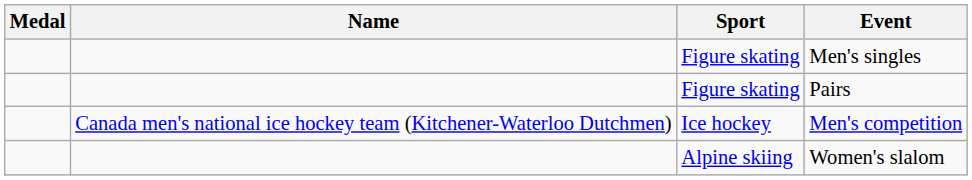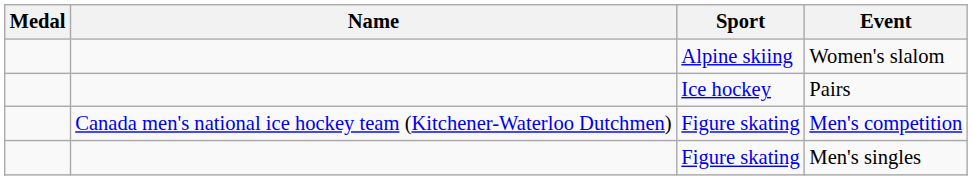rows swapped: (877, 157) <-> (865, 55)
(741, 89) Figure skating -> (726, 89) Ice hockey
(726, 123) Ice hockey -> (741, 123) Figure skating
